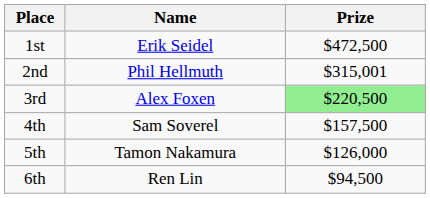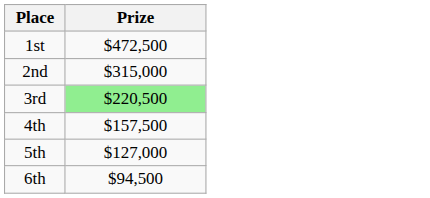- column: (175, 17)
(355, 71) $315,001 -> (136, 71) $315,000
(355, 152) $126,000 -> (136, 152) $127,000
